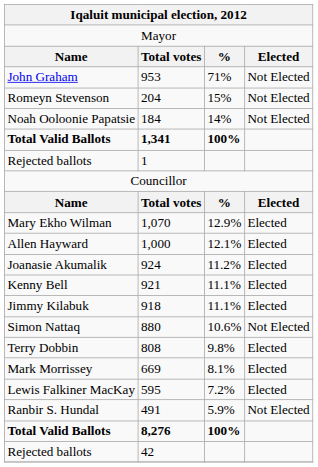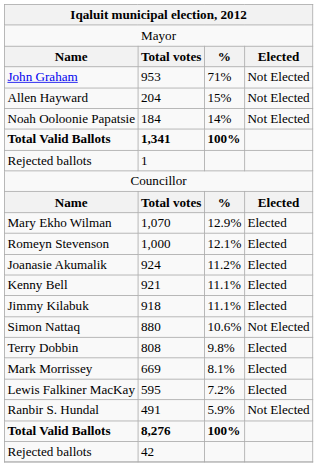(58, 98) Romeyn Stevenson -> (48, 98) Allen Hayward
(48, 243) Allen Hayward -> (58, 243) Romeyn Stevenson
